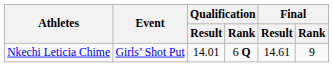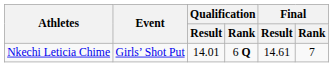(312, 52) 9 -> (312, 52) 7
